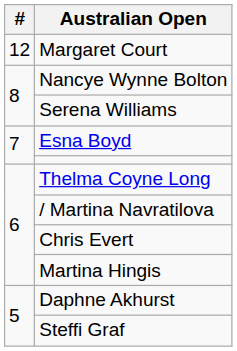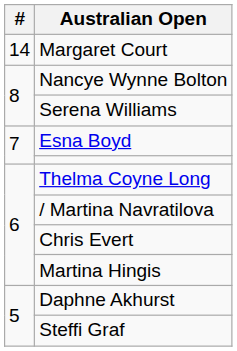(20, 49) 12 -> (20, 49) 14
